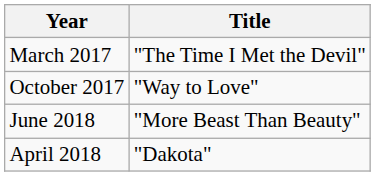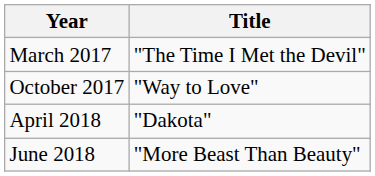rows swapped: (55, 154) <-> (52, 120)
